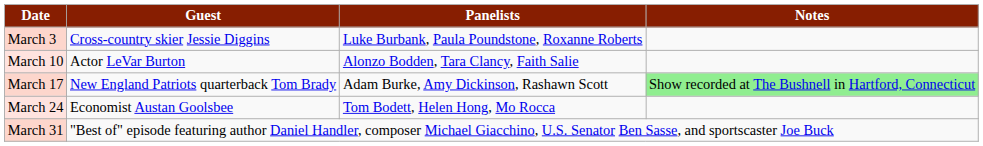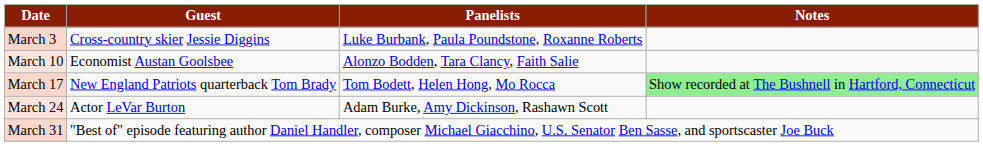(128, 61) Actor LeVar Burton -> (152, 61) Economist Austan Goolsbee
(475, 84) Adam Burke, Amy Dickinson, Rashawn Scott -> (449, 84) Tom Bodett, Helen Hong, Mo Rocca
(152, 107) Economist Austan Goolsbee -> (128, 107) Actor LeVar Burton
(449, 107) Tom Bodett, Helen Hong, Mo Rocca -> (475, 107) Adam Burke, Amy Dickinson, Rashawn Scott
